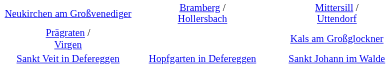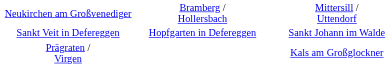rows swapped: (68, 39) <-> (68, 59)
